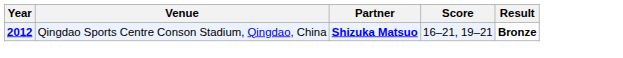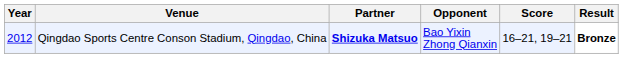+ column: (460, 14)
(20, 32) bold -> (20, 38) normal
